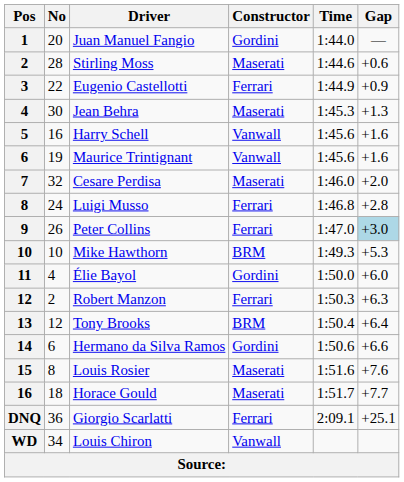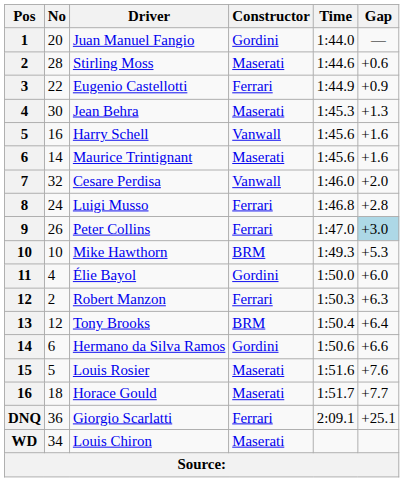(55, 157) 19 -> (55, 157) 14
(257, 157) Vanwall -> (258, 157) Maserati
(258, 181) Maserati -> (257, 181) Vanwall
(52, 370) 8 -> (52, 370) 5
(257, 441) Vanwall -> (258, 441) Maserati
